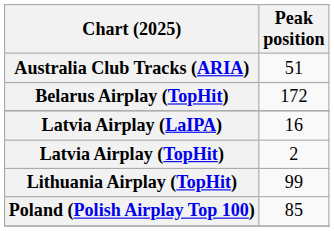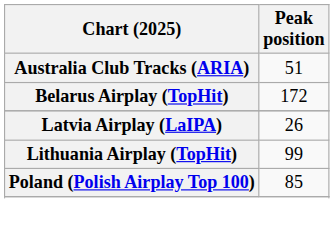(294, 125) 16 -> (294, 125) 26
- row: (132, 153)
